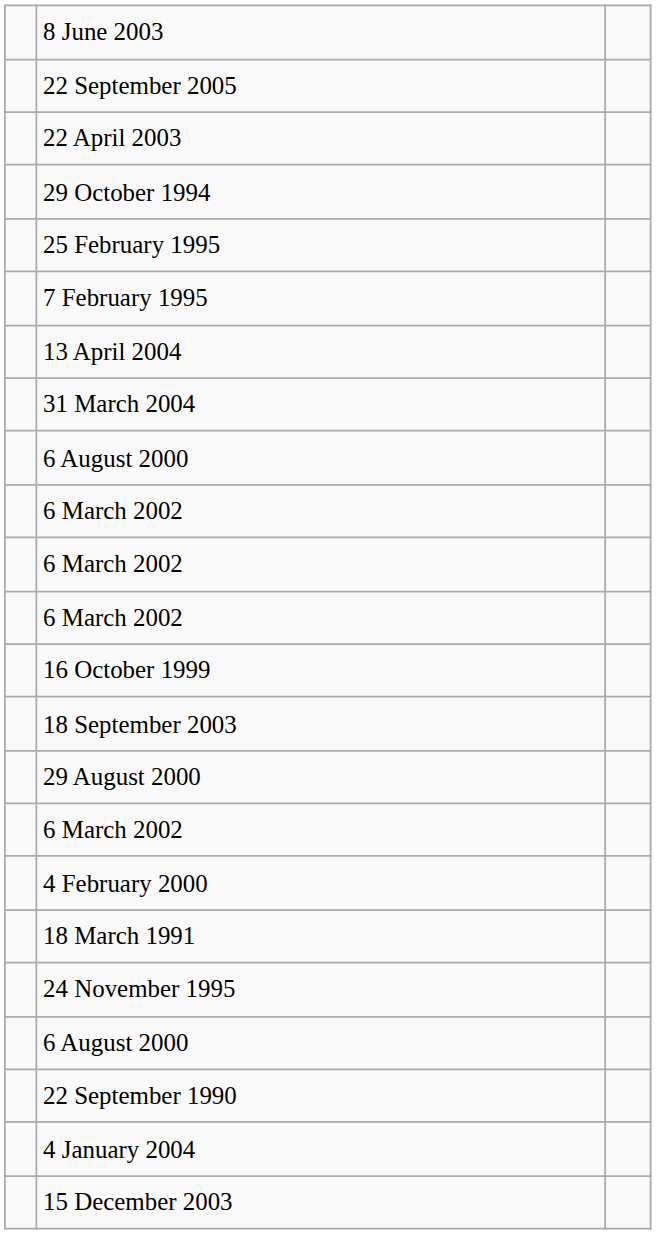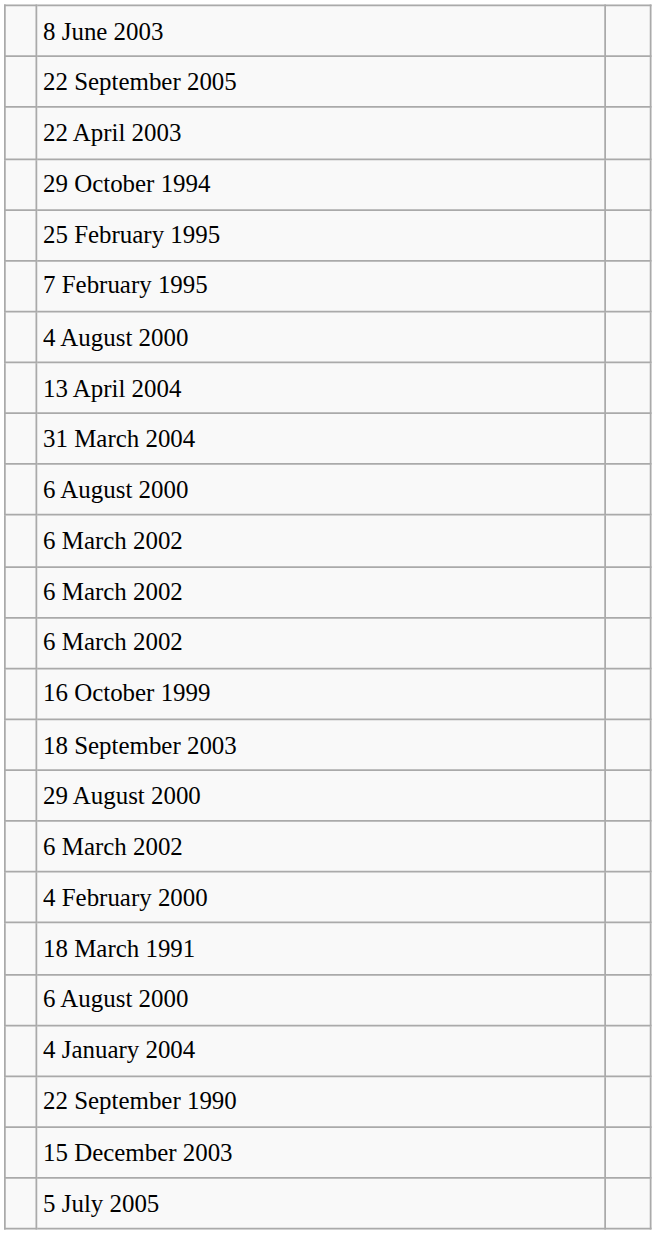+ row: (21, 337)
- row: (21, 990)
rows swapped: (21, 1149) <-> (21, 1096)
+ row: (21, 1204)
